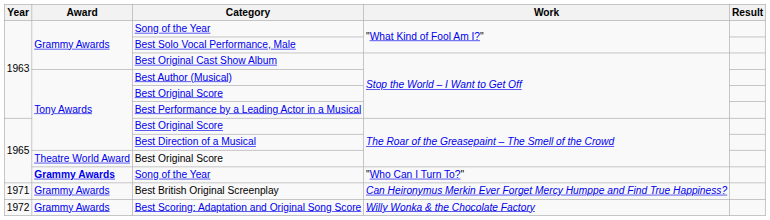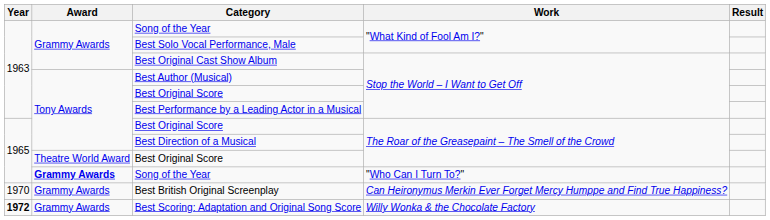(18, 191) 1971 -> (18, 191) 1970
(18, 207) normal -> (18, 207) bold
